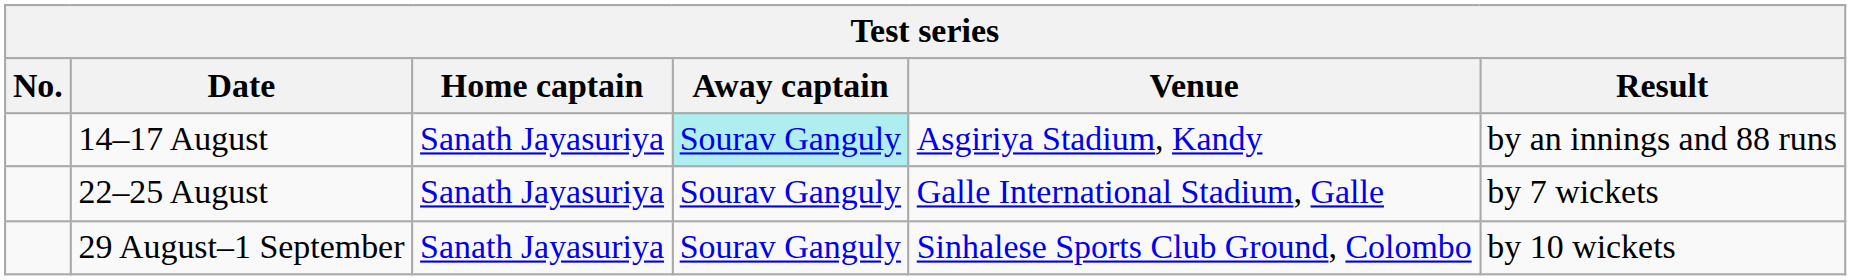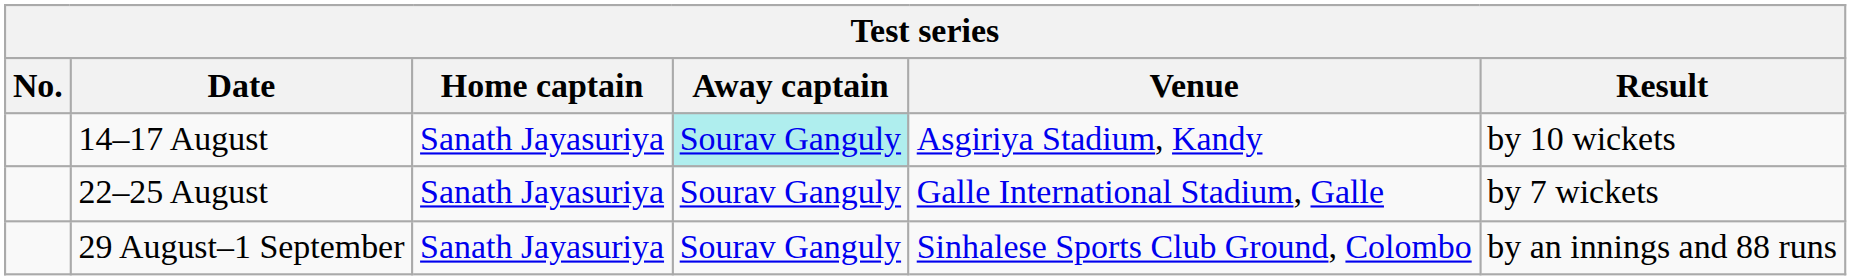(1662, 138) by an innings and 88 runs -> (1582, 138) by 10 wickets
(1582, 246) by 10 wickets -> (1662, 246) by an innings and 88 runs
